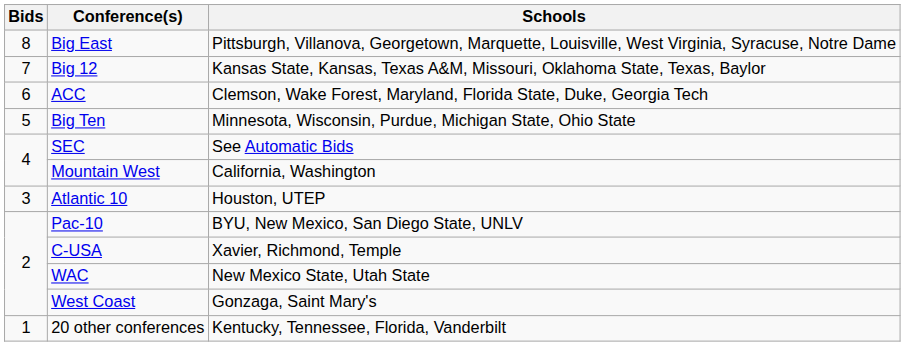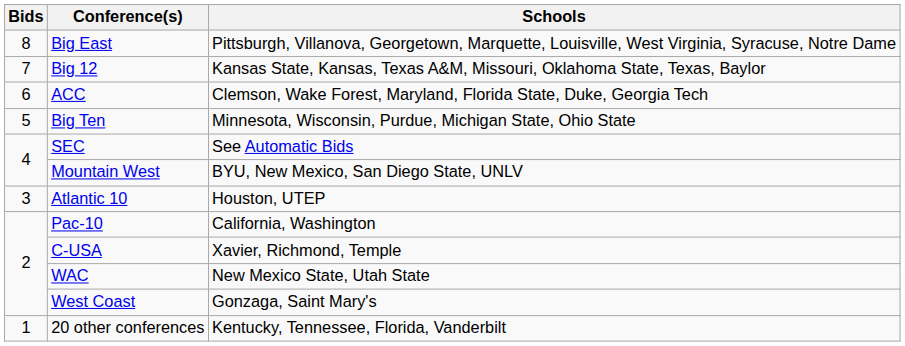(294, 172) California, Washington -> (367, 172) BYU, New Mexico, San Diego State, UNLV
(367, 224) BYU, New Mexico, San Diego State, UNLV -> (294, 224) California, Washington
